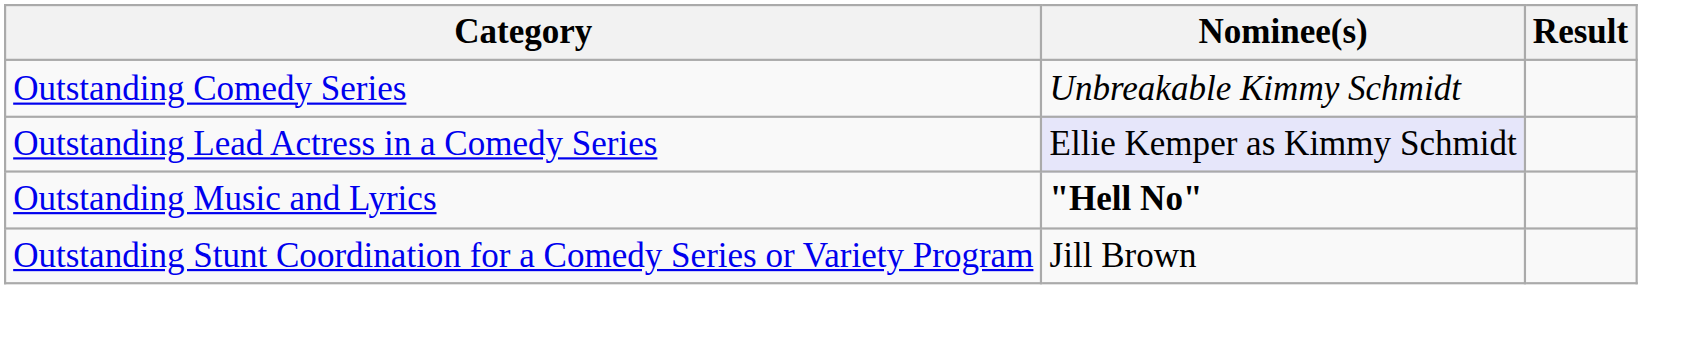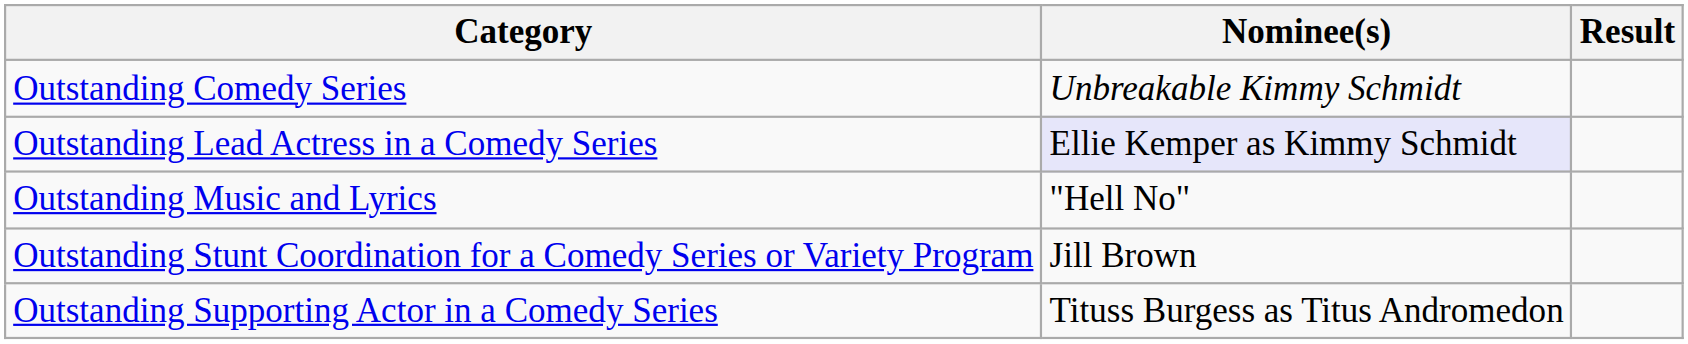(1126, 198) bold -> (1120, 198) normal
+ row: (365, 310)
